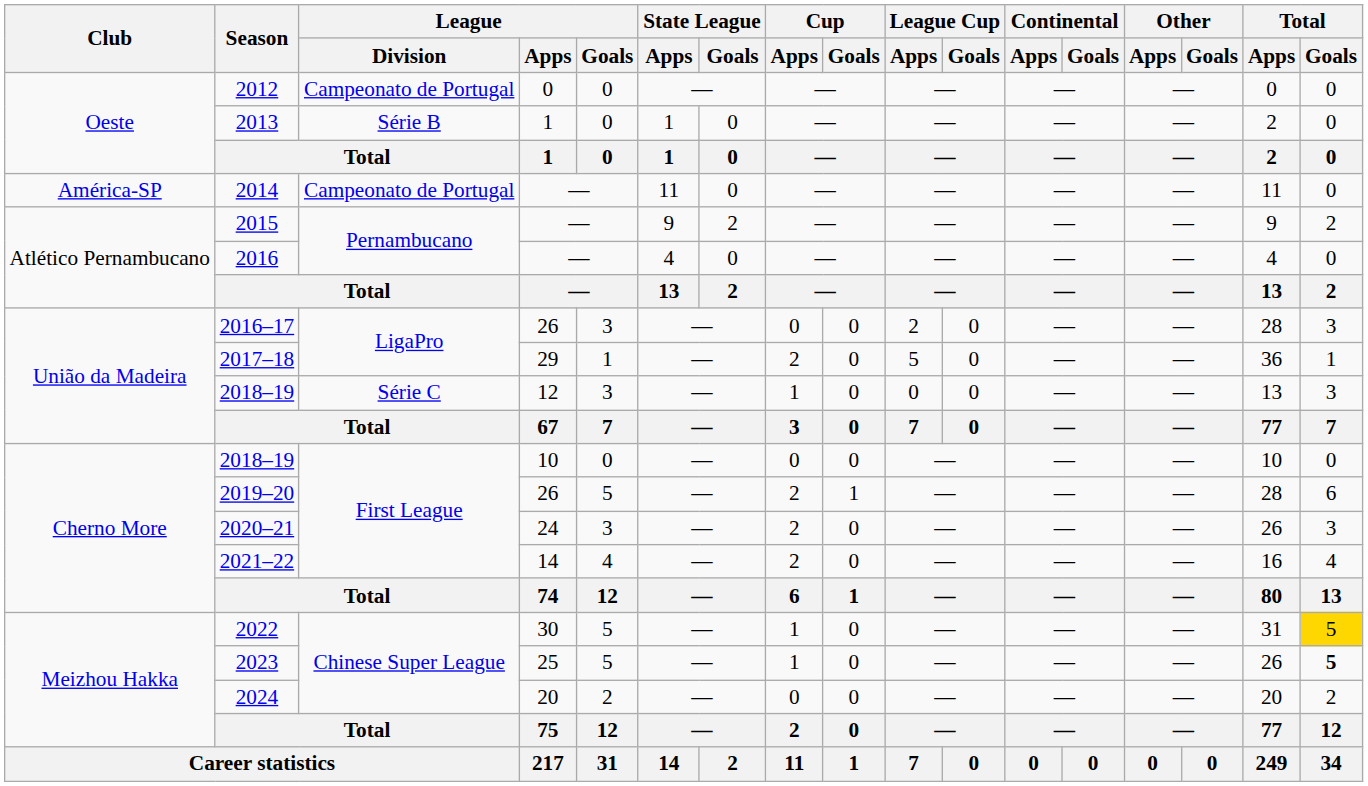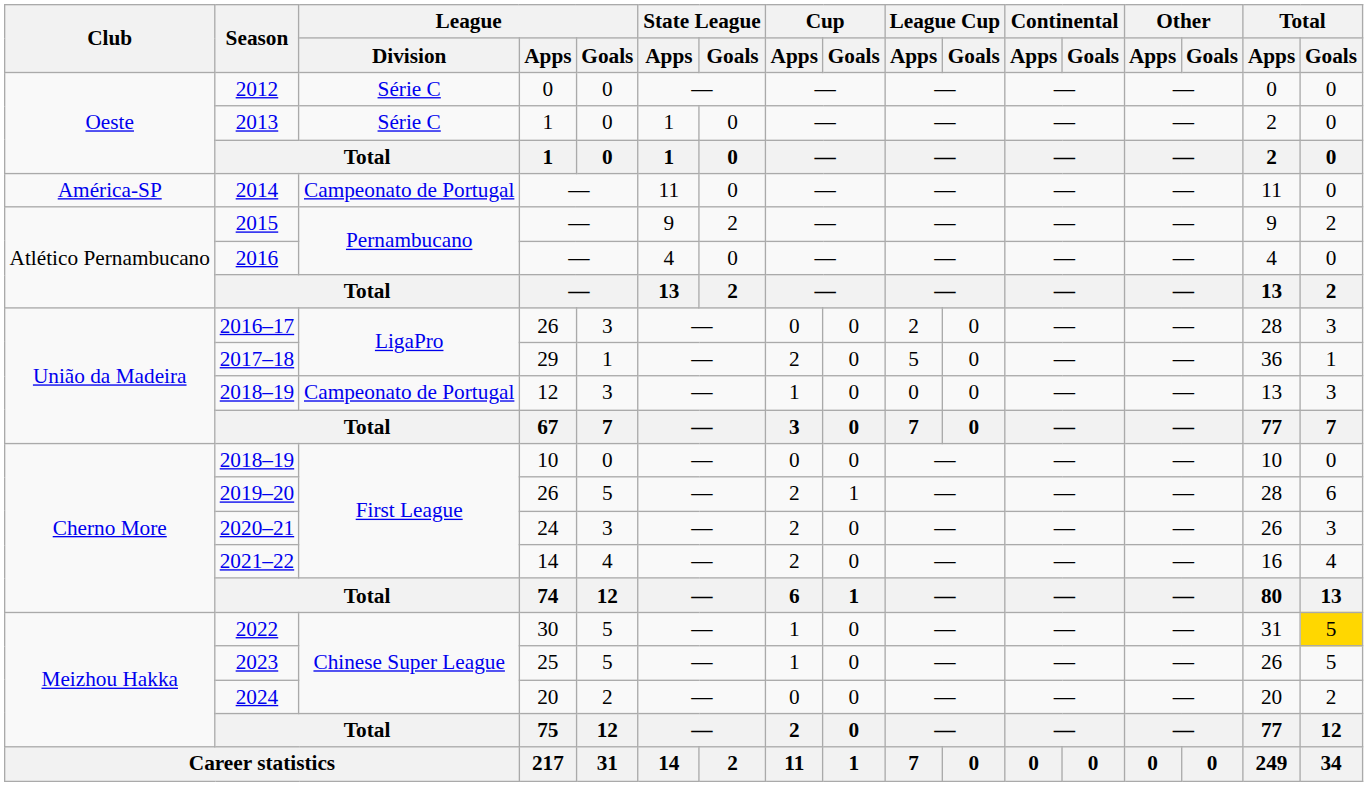(409, 88) Campeonato de Portugal -> (409, 88) Série C
(409, 122) Série B -> (409, 122) Série C
(409, 392) Série C -> (409, 392) Campeonato de Portugal
(1331, 662) bold -> (1331, 662) normal
